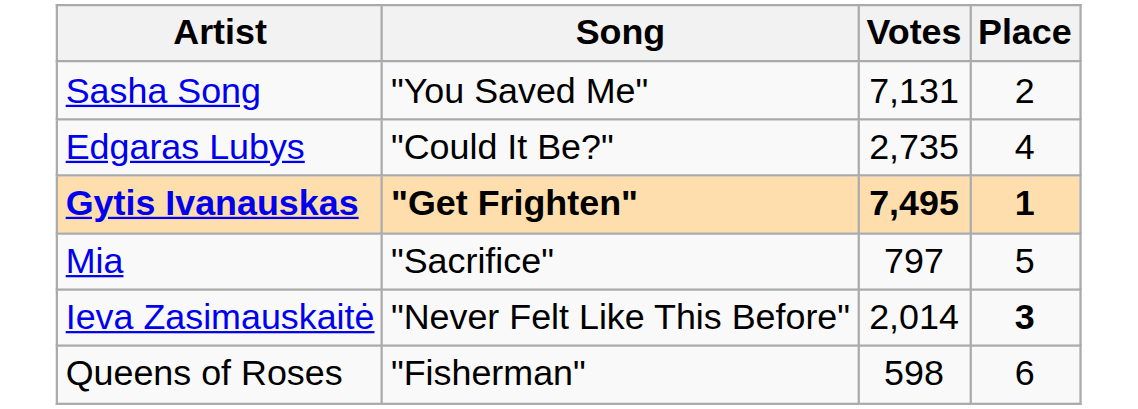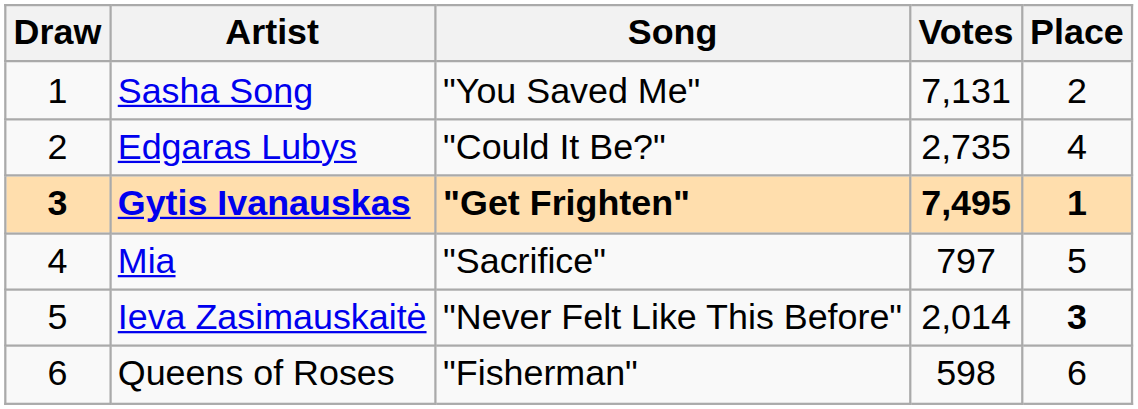+ column: (57, 32)
